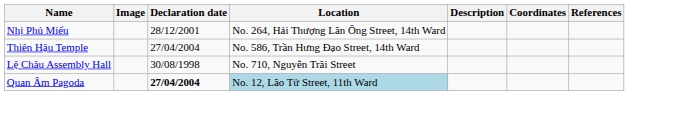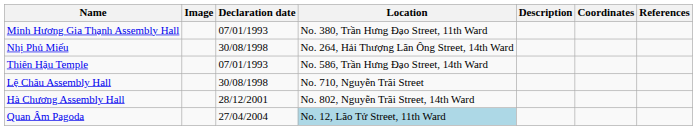+ row: (93, 30)
(175, 30) 28/12/2001 -> (243, 47) 30/08/1998
(175, 47) 27/04/2004 -> (243, 64) 07/01/1993
+ row: (66, 99)
(175, 82) bold -> (243, 116) normal
